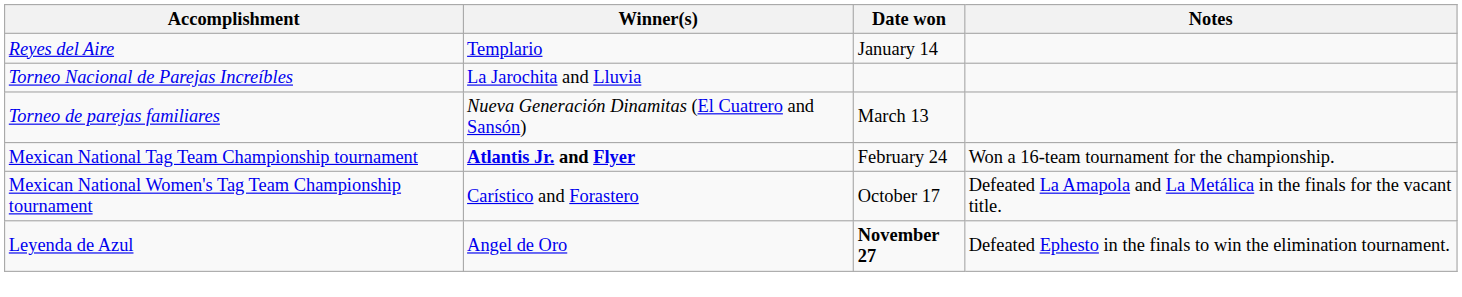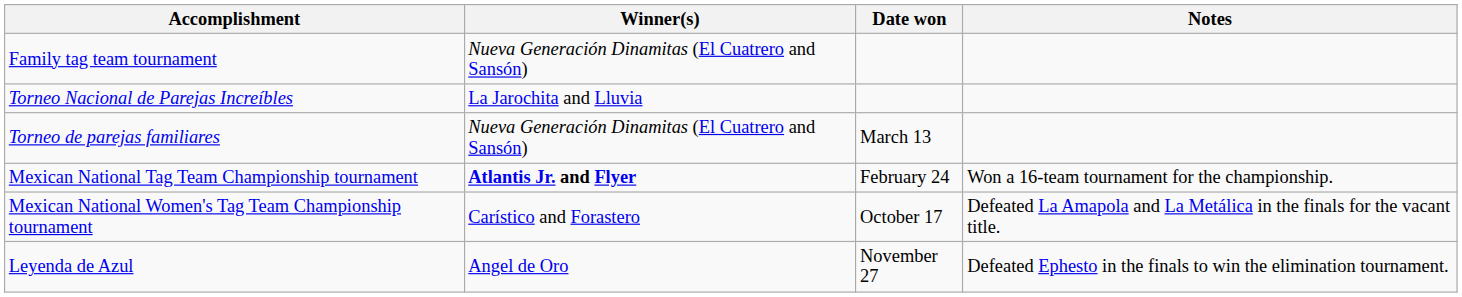- row: (61, 48)
+ row: (113, 58)
(898, 245) bold -> (899, 266) normal
